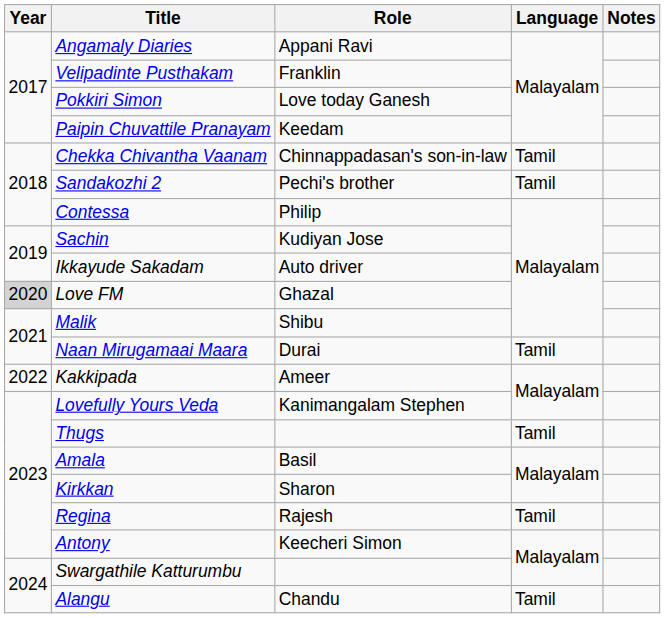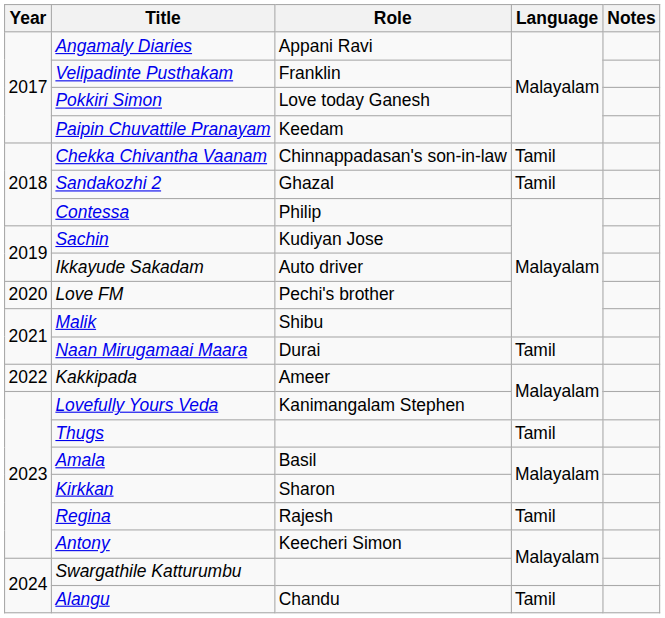(337, 184) Pechi's brother -> (306, 184) Ghazal
(28, 294) lightgrey background -> (28, 294) no background
(306, 294) Ghazal -> (337, 294) Pechi's brother
